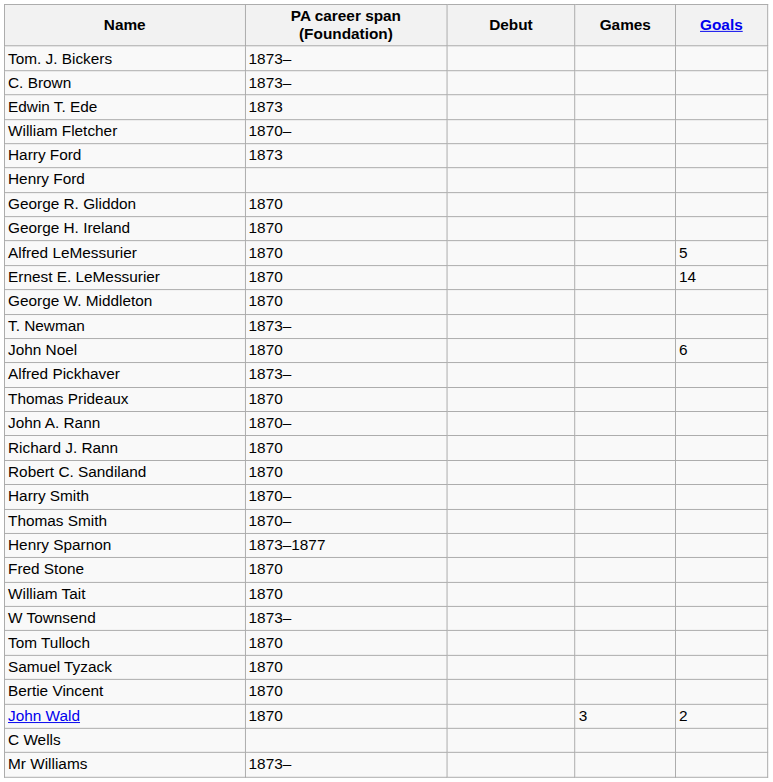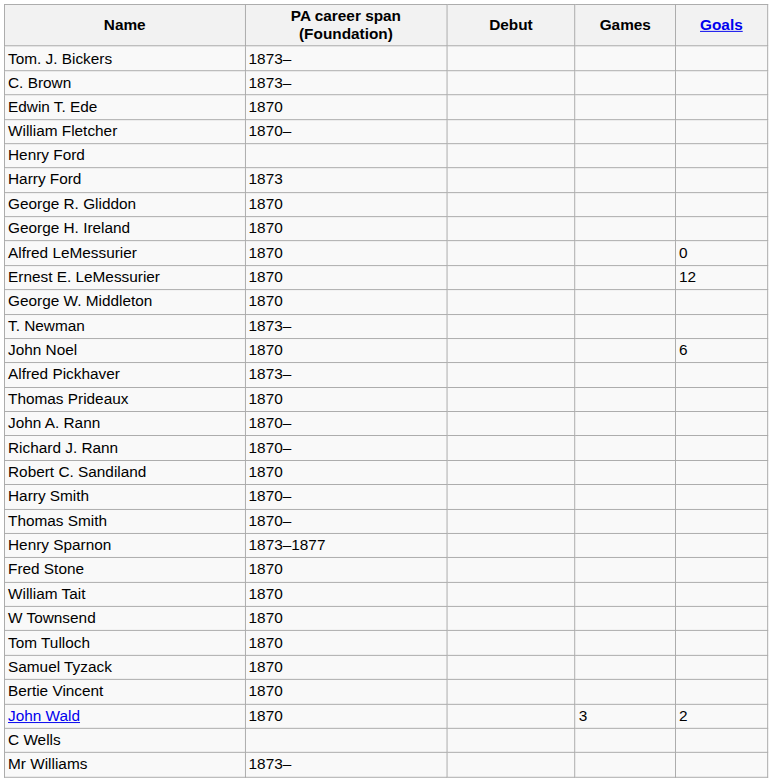(266, 107) 1873 -> (266, 107) 1870
rows swapped: (45, 155) <-> (46, 180)
(683, 253) 5 -> (683, 253) 0
(688, 277) 14 -> (688, 277) 12
(266, 448) 1870 -> (270, 448) 1870–
(270, 618) 1873– -> (266, 618) 1870
